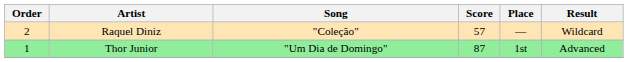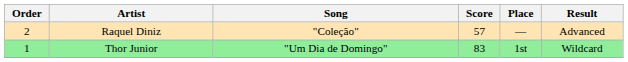(582, 31) Wildcard -> (582, 31) Advanced
(479, 48) 87 -> (479, 48) 83
(582, 48) Advanced -> (582, 48) Wildcard
